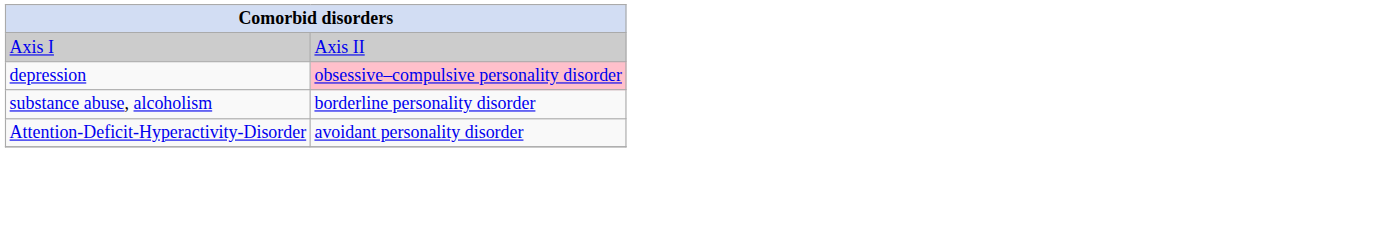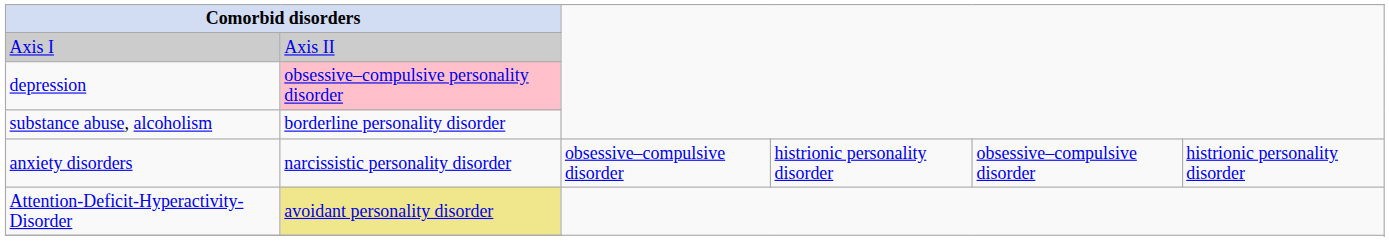+ row: (71, 162)
(419, 132) no background -> (389, 211) khaki background
